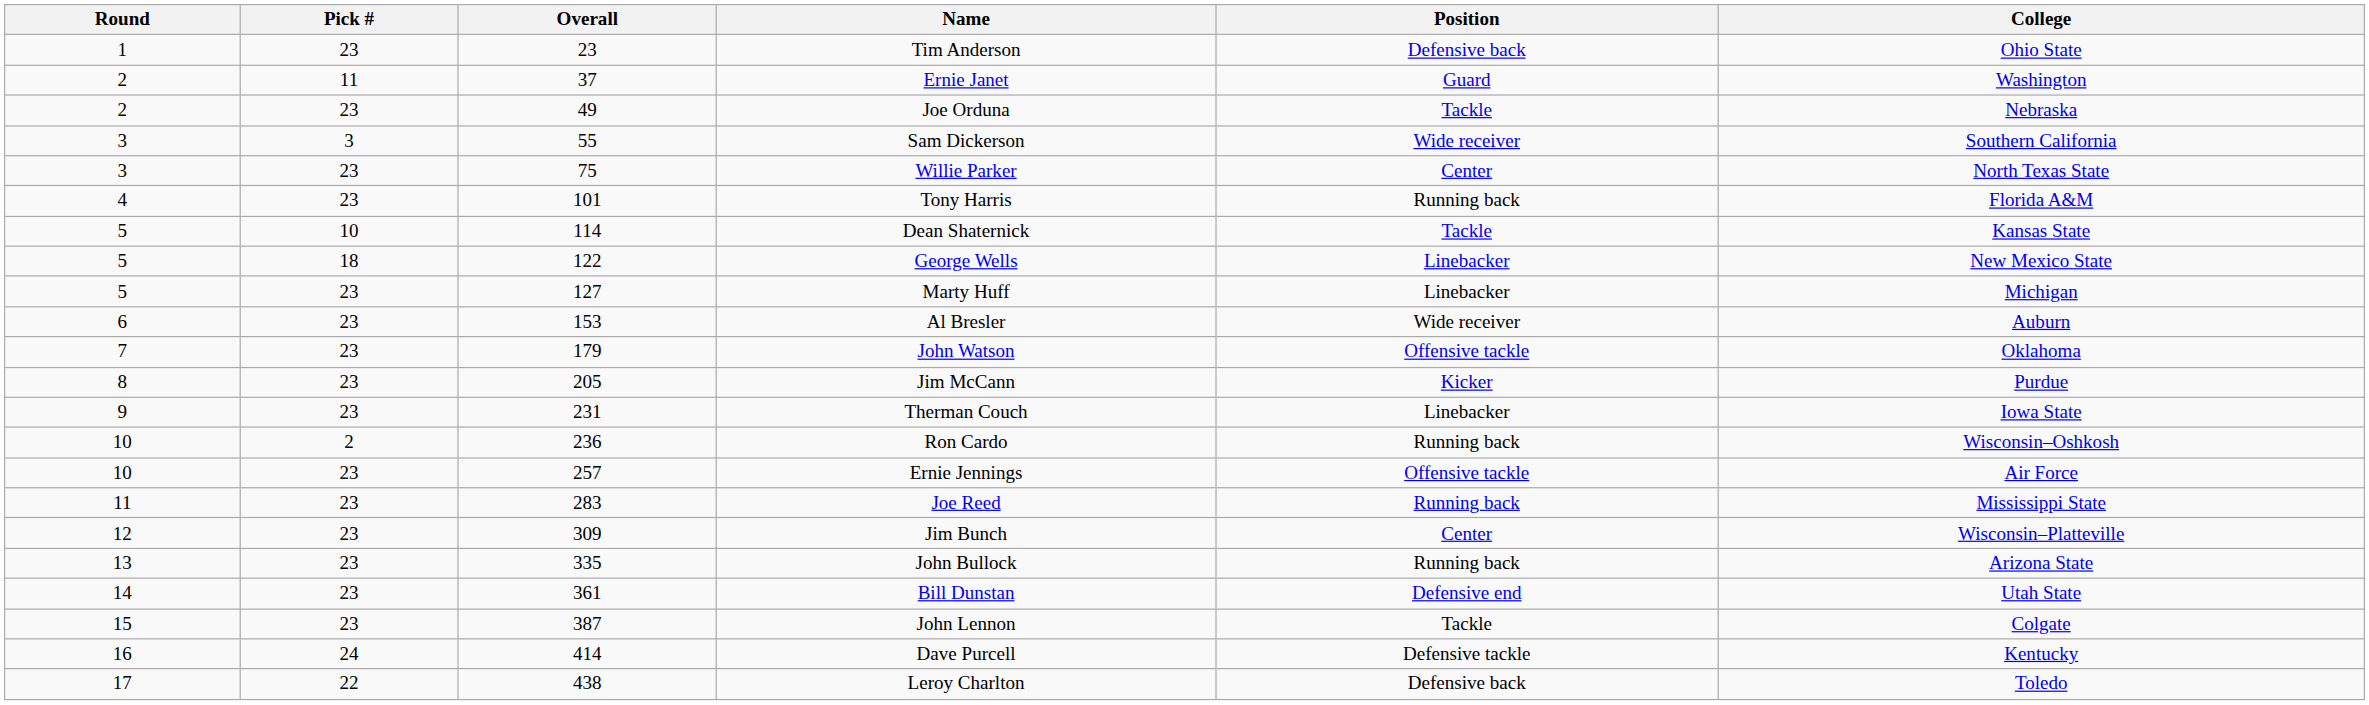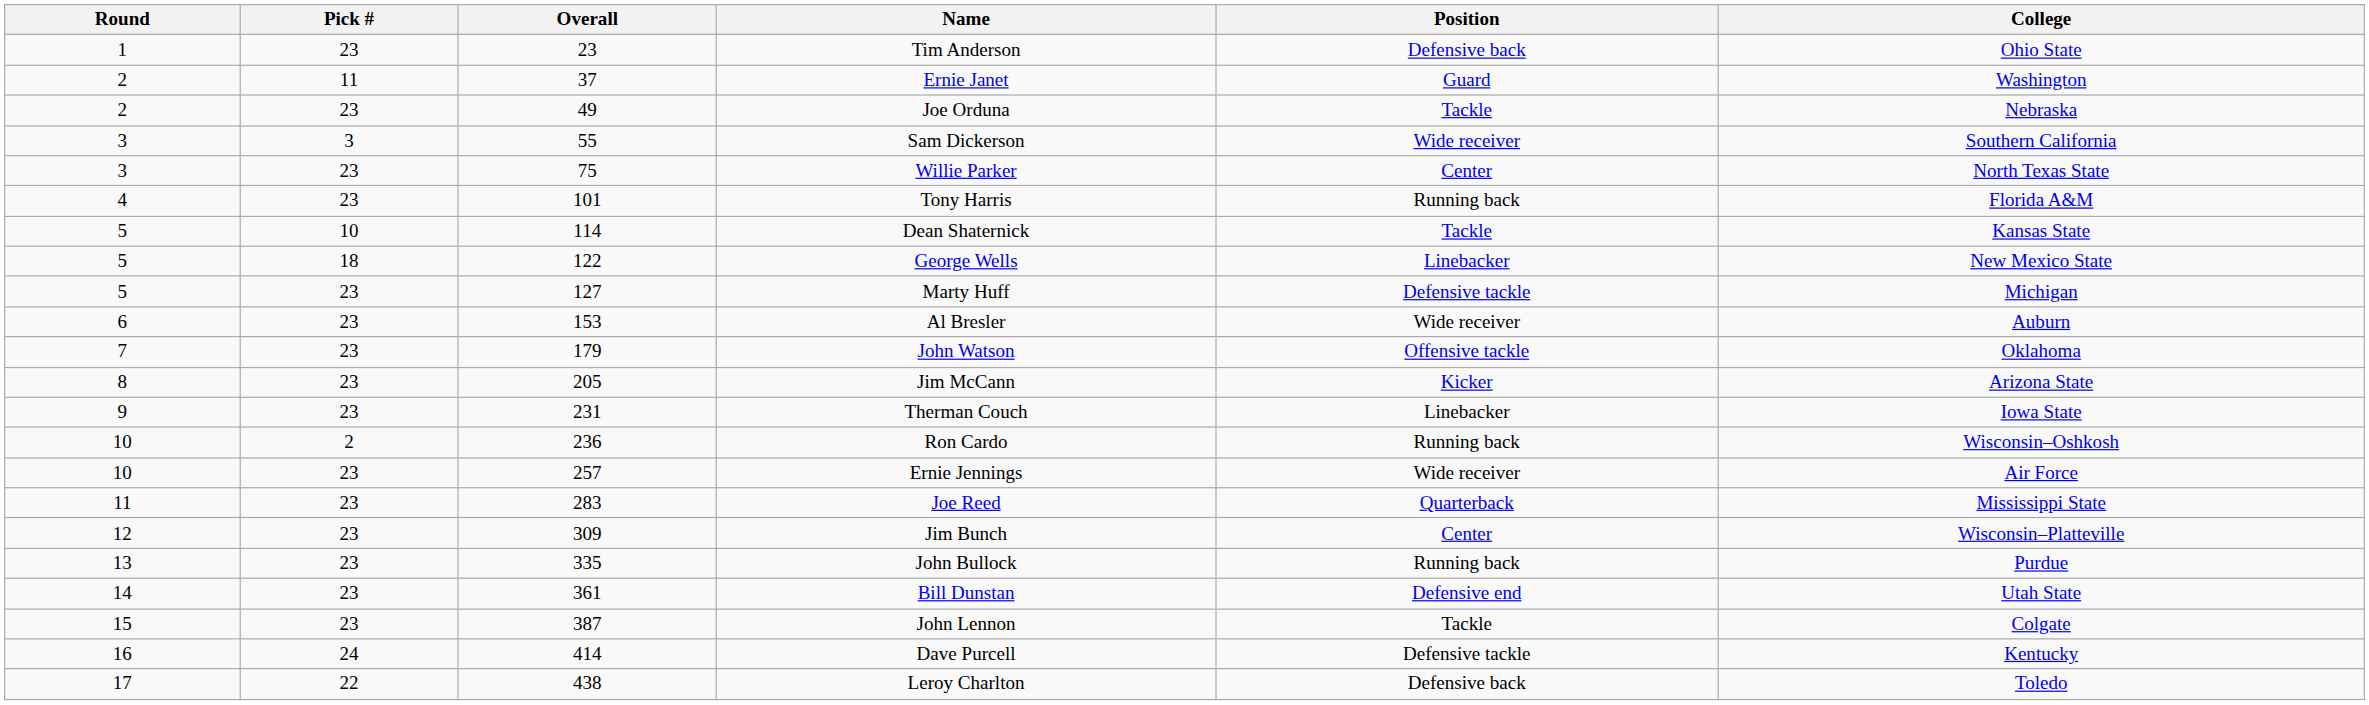(1467, 291) Linebacker -> (1467, 291) Defensive tackle
(2041, 381) Purdue -> (2041, 381) Arizona State
(1467, 472) Offensive tackle -> (1467, 472) Wide receiver
(1467, 502) Running back -> (1467, 502) Quarterback
(2041, 563) Arizona State -> (2041, 563) Purdue
